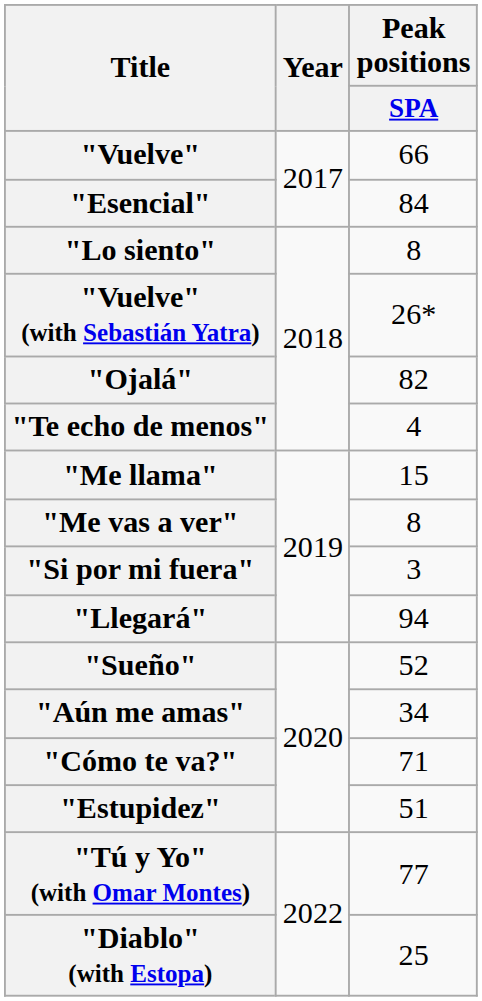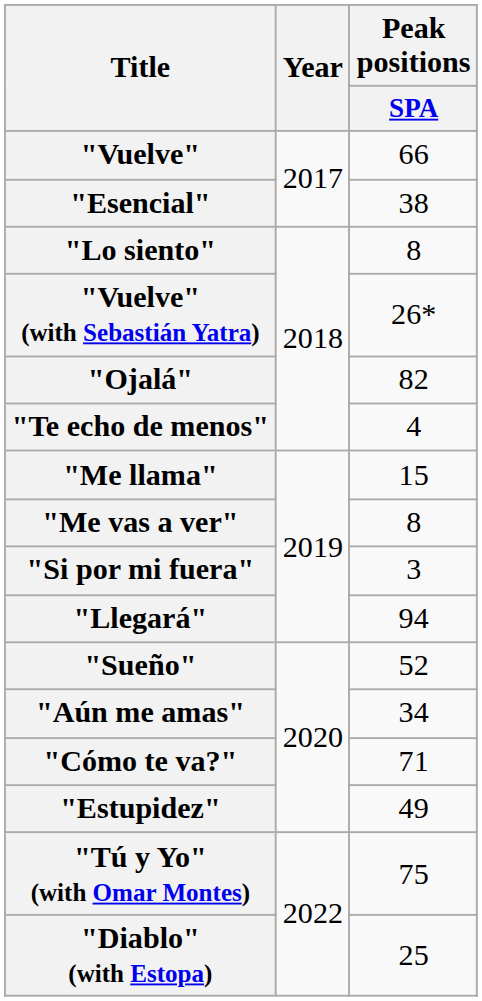(414, 202) 84 -> (414, 202) 38
(414, 808) 51 -> (414, 808) 49
(414, 873) 77 -> (414, 873) 75
